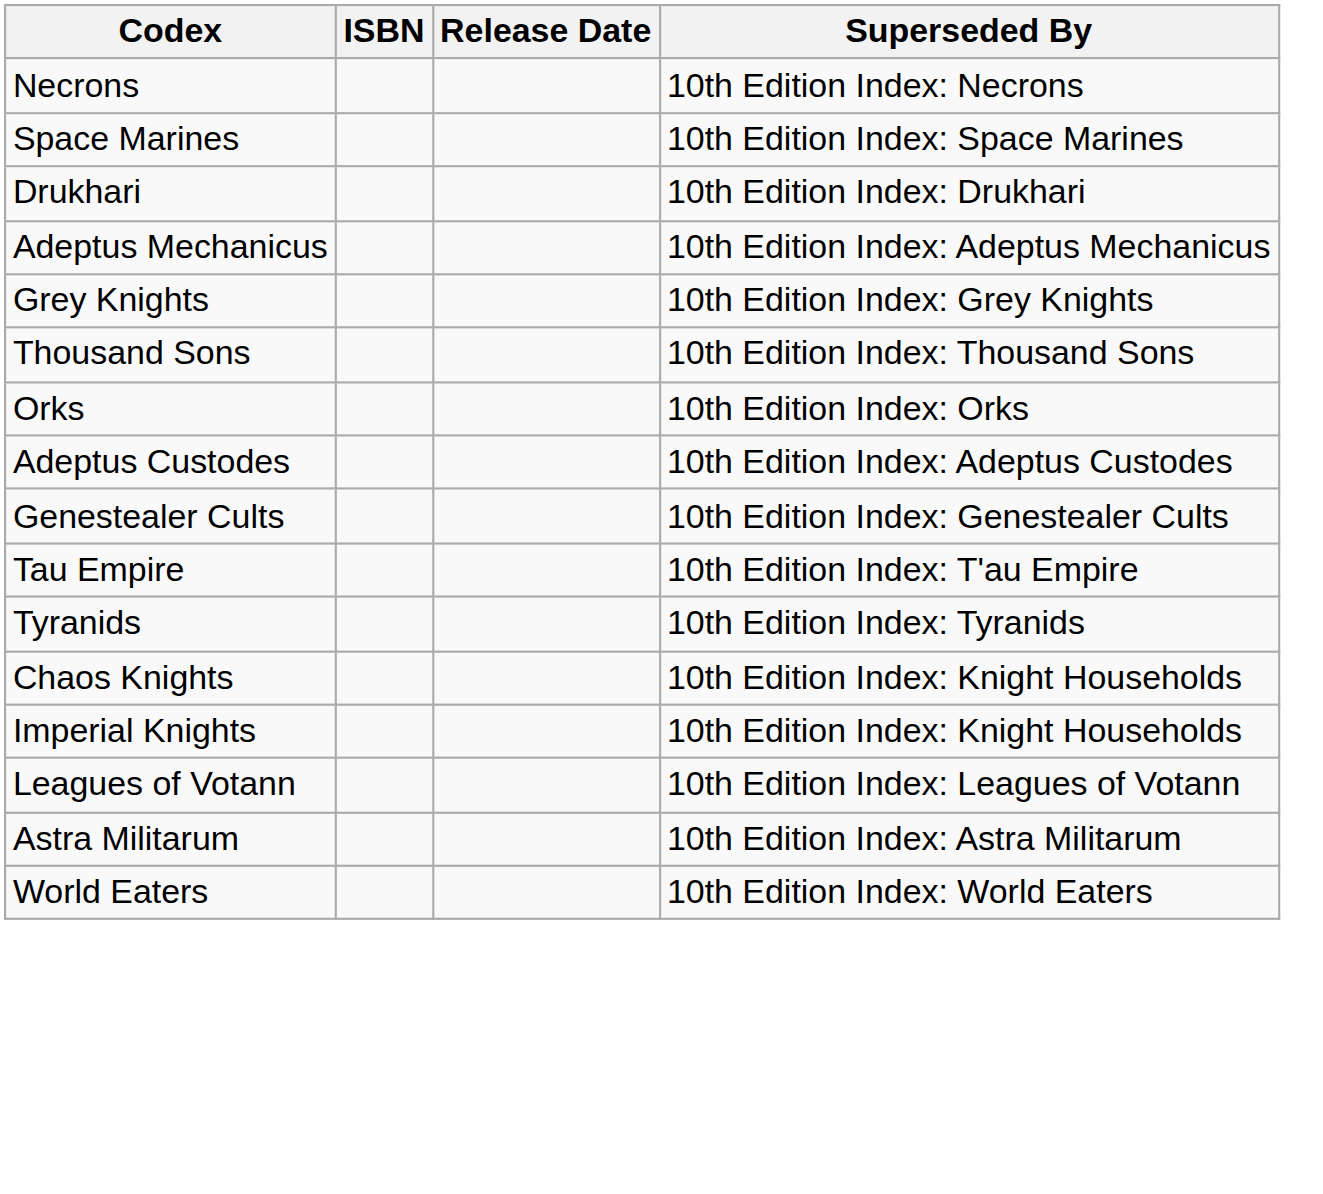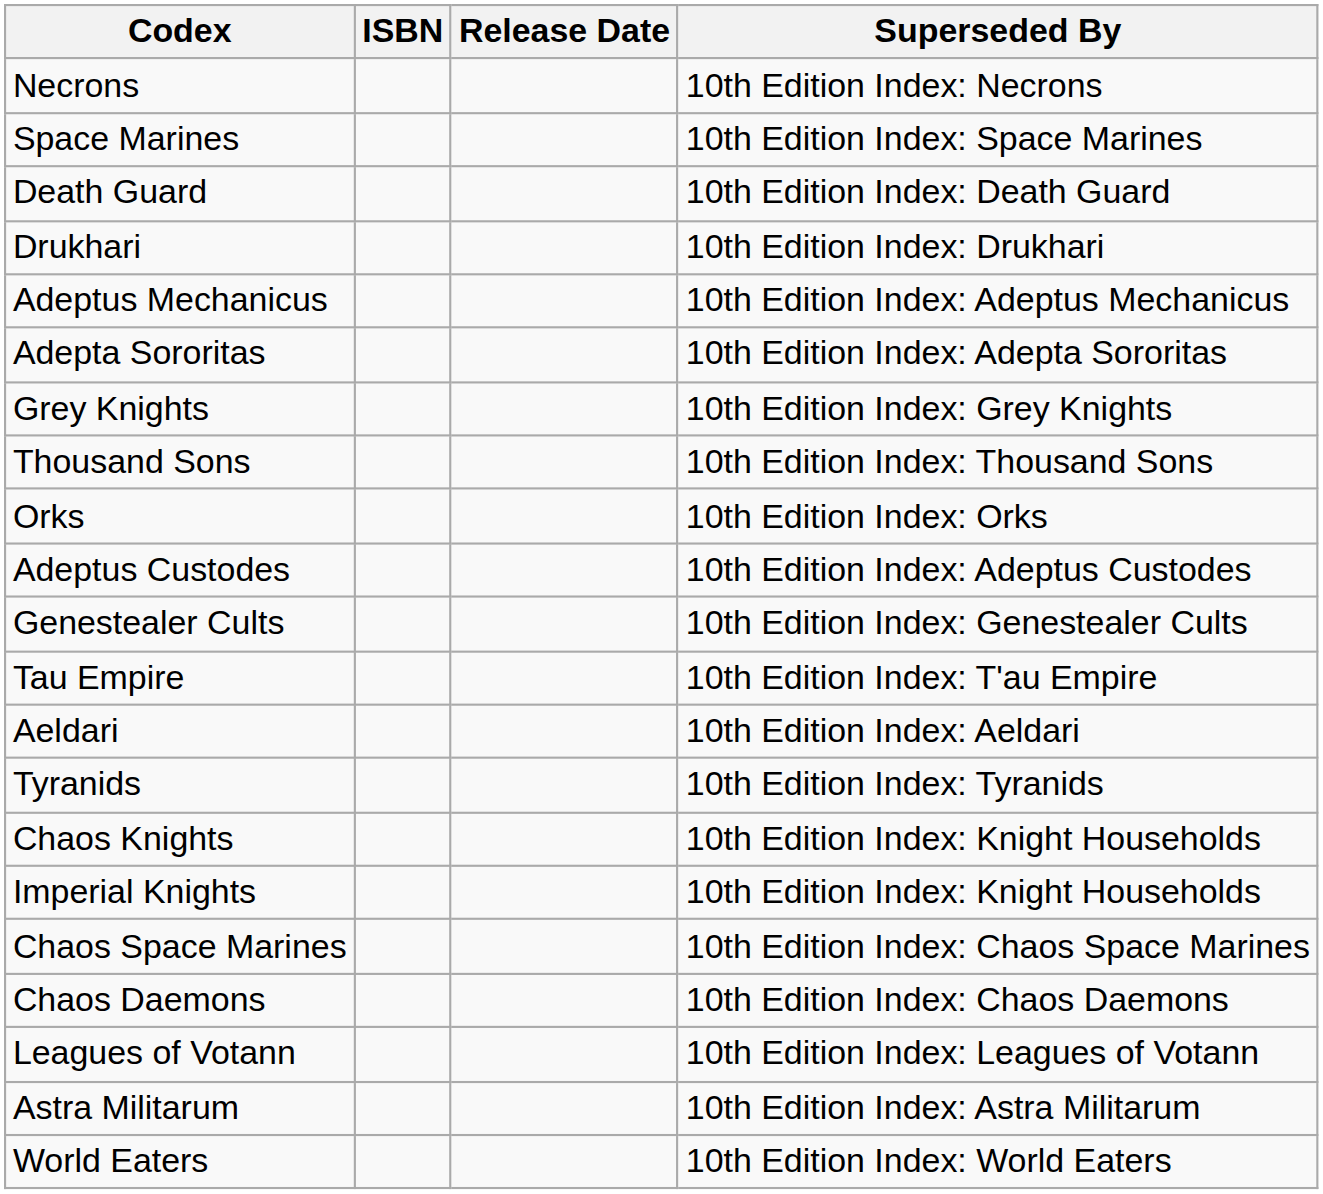+ row: (110, 192)
+ row: (139, 354)
+ row: (66, 730)
+ row: (180, 945)
+ row: (139, 999)
